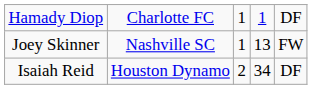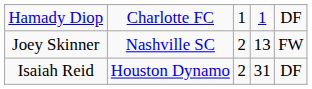(242, 44) 1 -> (242, 44) 2
(262, 71) 34 -> (262, 71) 31
